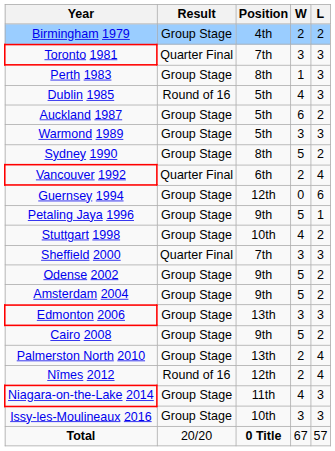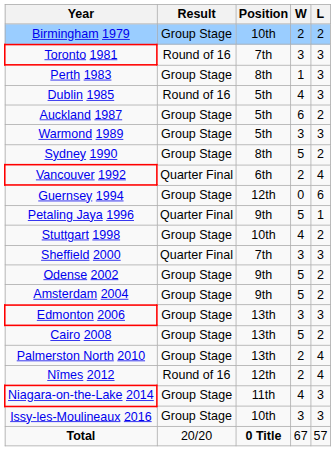(263, 34) 4th -> (263, 34) 10th
(197, 54) Quarter Final -> (197, 54) Round of 16
(196, 215) Group Stage -> (197, 215) Quarter Final
(263, 335) 9th -> (263, 335) 13th
